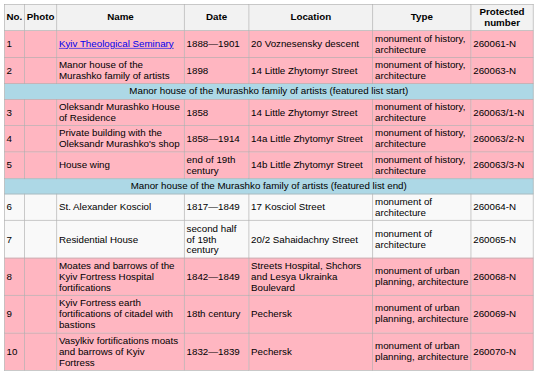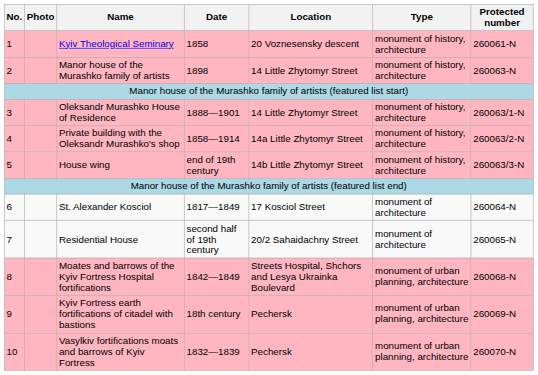(213, 44) 1888—1901 -> (197, 44) 1858
(197, 112) 1858 -> (213, 112) 1888—1901
